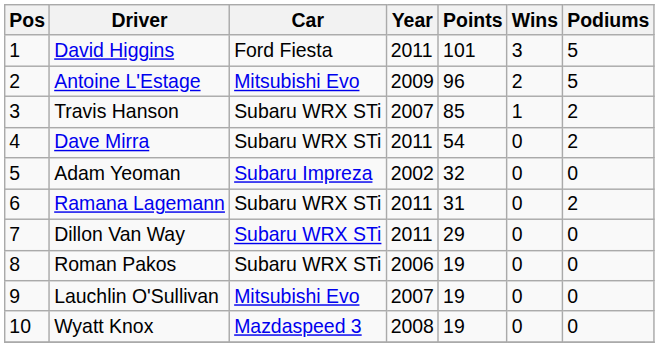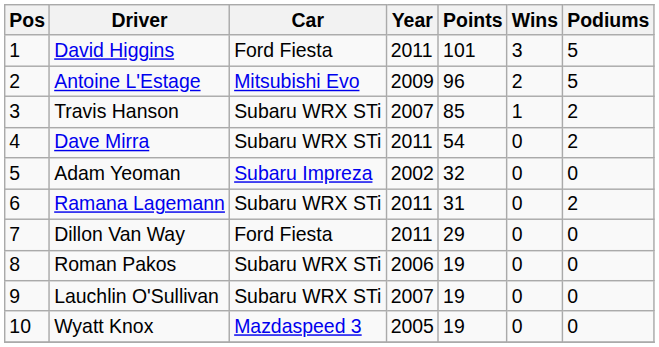(308, 234) Subaru WRX STi -> (283, 234) Ford Fiesta
(297, 296) Mitsubishi Evo -> (308, 296) Subaru WRX STi
(412, 326) 2008 -> (412, 326) 2005
